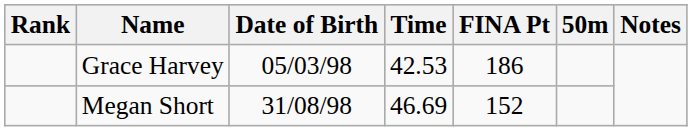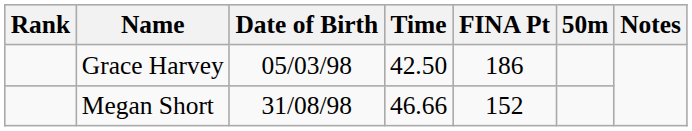(419, 65) 42.53 -> (419, 65) 42.50
(419, 105) 46.69 -> (419, 105) 46.66
